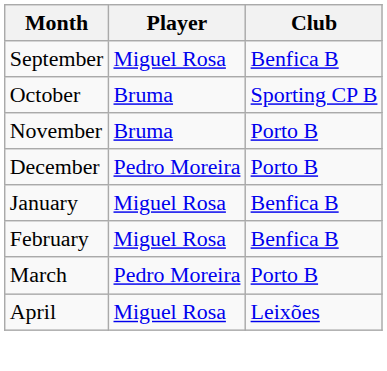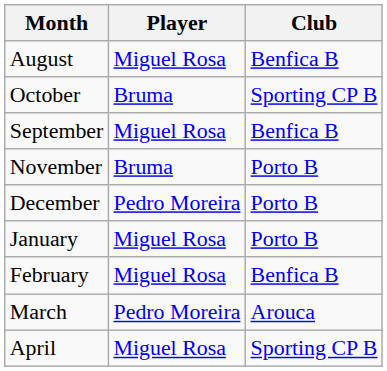+ row: (41, 58)
rows swapped: (57, 58) <-> (45, 94)
(295, 203) Benfica B -> (284, 239) Porto B
(284, 275) Porto B -> (283, 311) Arouca
(285, 311) Leixões -> (314, 347) Sporting CP B
